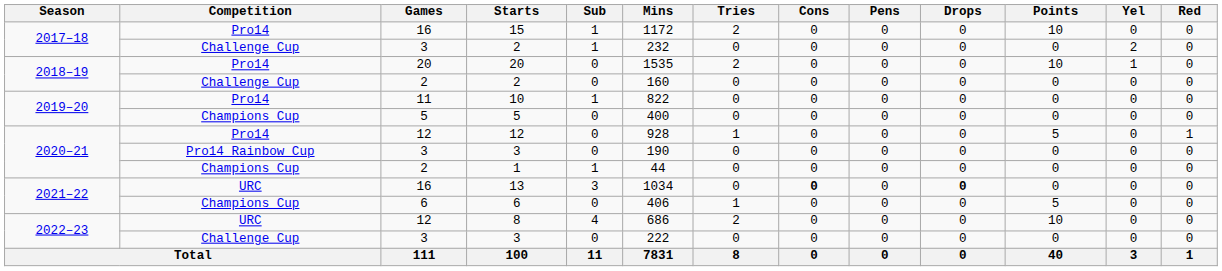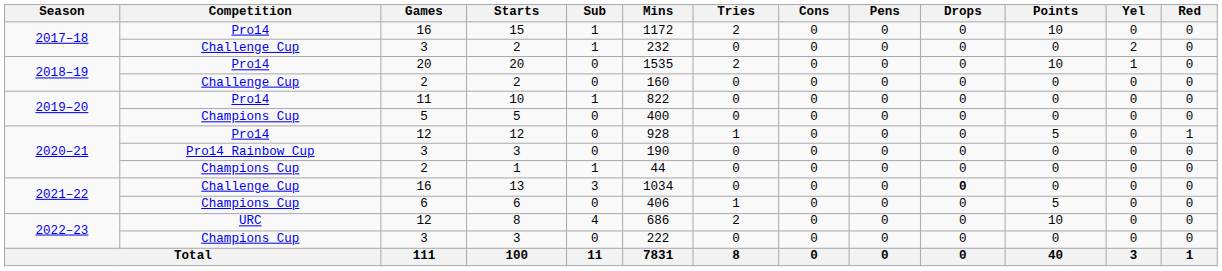(250, 187) URC -> (250, 187) Challenge Cup
(814, 187) bold -> (814, 187) normal
(250, 239) Challenge Cup -> (250, 239) Champions Cup
